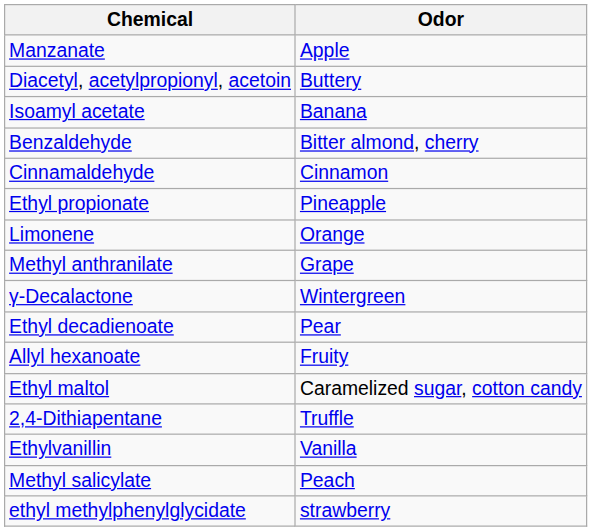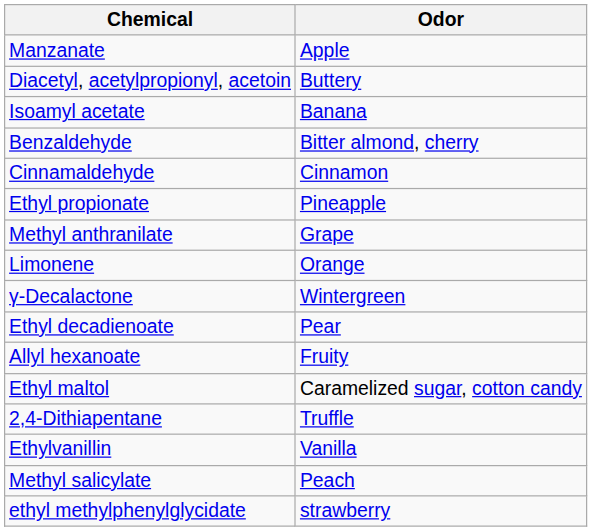rows swapped: (91, 265) <-> (52, 234)
